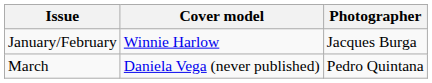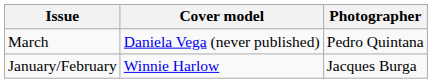rows swapped: (62, 41) <-> (28, 66)
